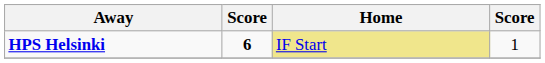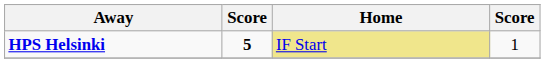(247, 44) 6 -> (247, 44) 5
